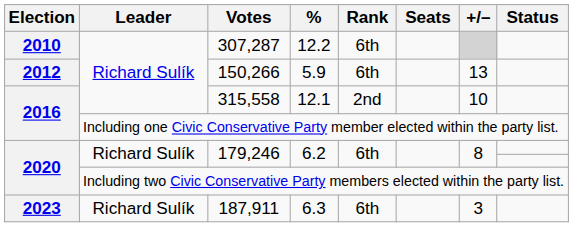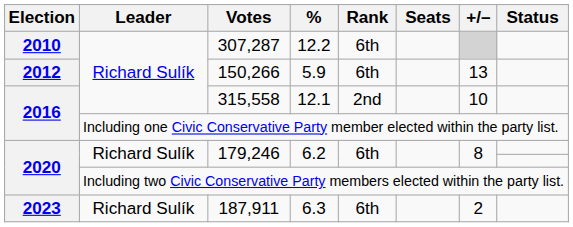(478, 208) 3 -> (478, 208) 2
